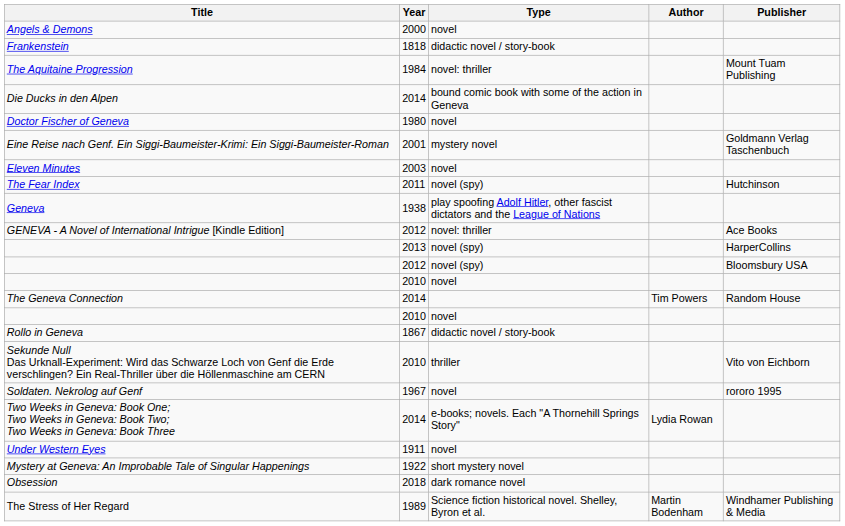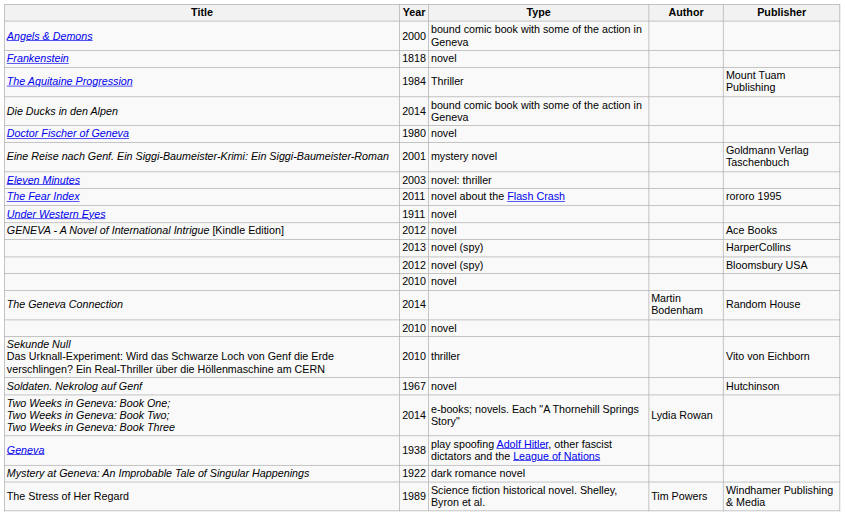(444, 30) novel -> (536, 36) bound comic book with some of the action in Geneva
(493, 47) didactic novel / story-book -> (444, 59) novel
(461, 70) novel: thriller -> (447, 82) Thriller
(444, 168) novel -> (461, 180) novel: thriller
(457, 185) novel (spy) -> (498, 197) novel about the Flash Crash
(753, 185) Hutchinson -> (754, 197) rororo 1995
rows swapped: (26, 208) <-> (56, 449)
(461, 231) novel: thriller -> (444, 231) novel
(679, 299) Tim Powers -> (677, 305) Martin Bodenham
- row: (45, 333)
(754, 391) rororo 1995 -> (753, 386) Hutchinson
(477, 466) short mystery novel -> (478, 473) dark romance novel
- row: (32, 483)
(677, 506) Martin Bodenham -> (679, 496) Tim Powers
